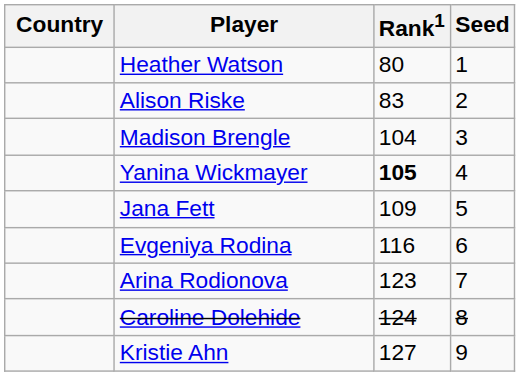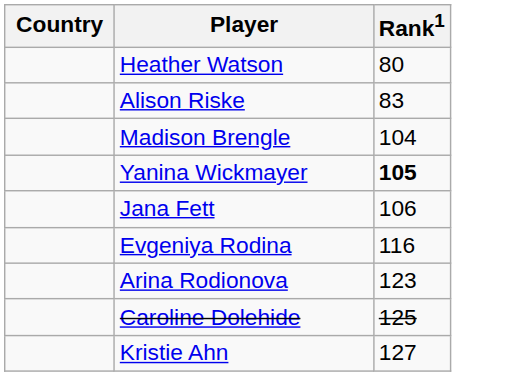- column: (483, 25)
(398, 208) 109 -> (398, 208) 106
(398, 316) 124 -> (398, 316) 125
